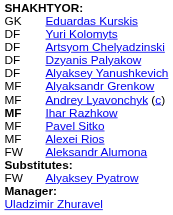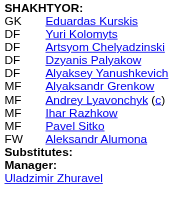(13, 113) bold -> (13, 113) normal
- row: (75, 139)
- row: (92, 178)
